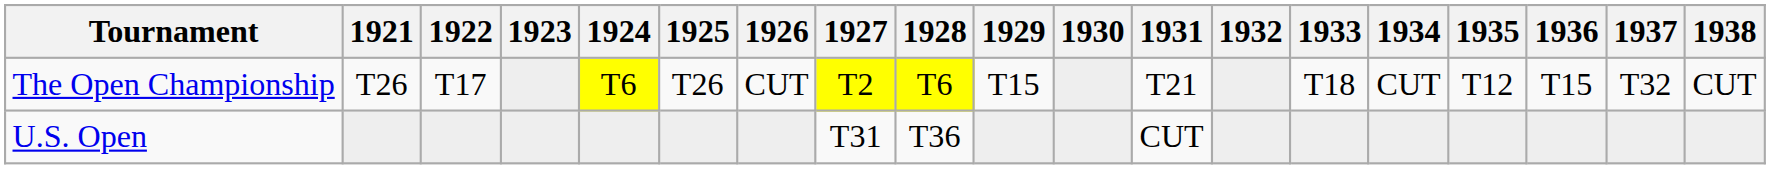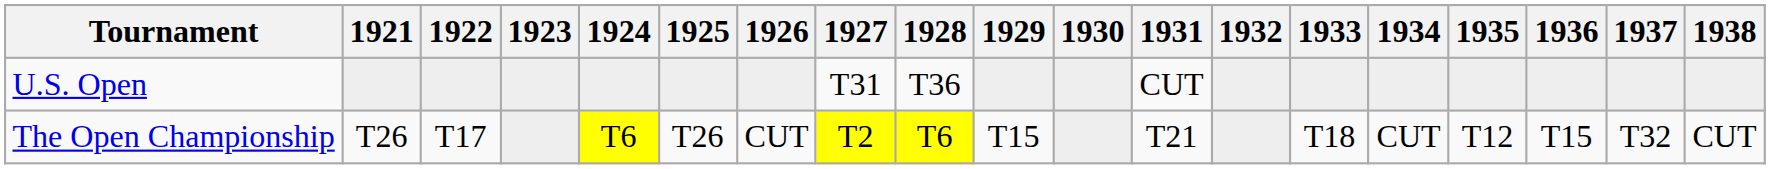rows swapped: (80, 136) <-> (174, 84)
